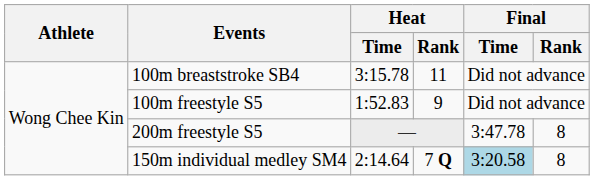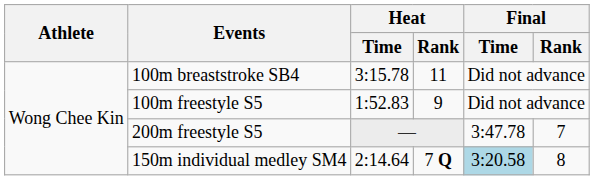(561, 132) 8 -> (561, 132) 7
